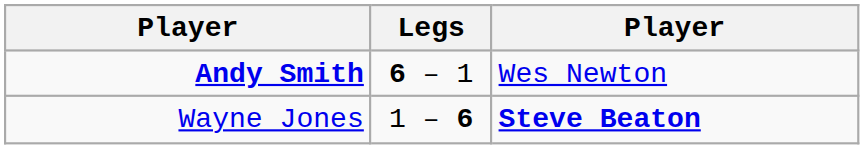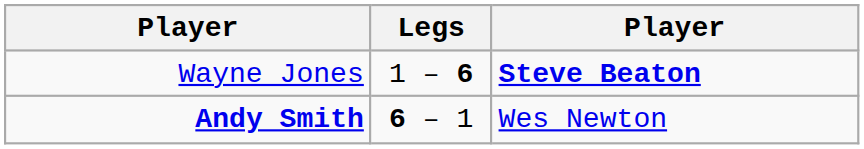rows swapped: (271, 119) <-> (280, 74)
